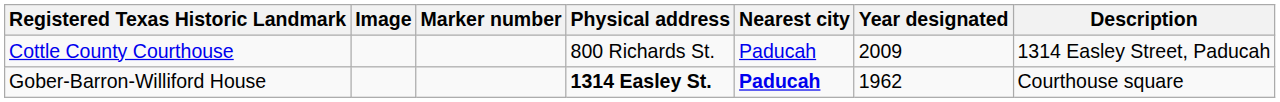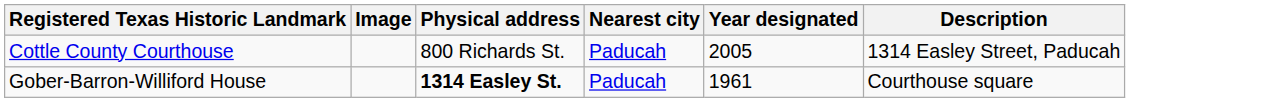- column: (491, 19)
(880, 50) 2009 -> (730, 50) 2005
(780, 81) bold -> (628, 81) normal
(880, 81) 1962 -> (730, 81) 1961
